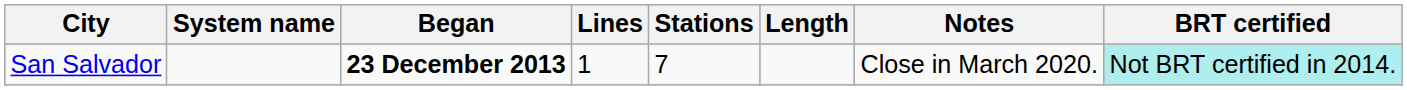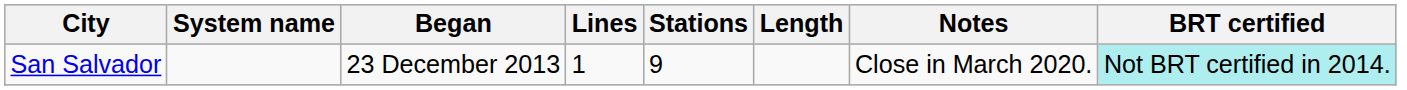(456, 64) bold -> (453, 64) normal
(662, 64) 7 -> (656, 64) 9
